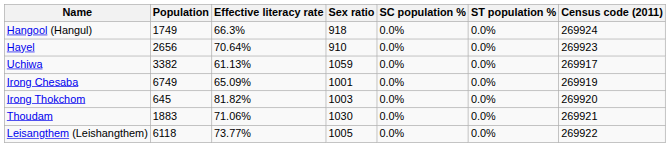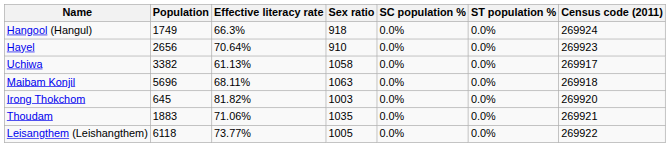(341, 64) 1059 -> (341, 64) 1058
+ row: (41, 82)
- row: (43, 82)
(341, 116) 1030 -> (341, 116) 1035
